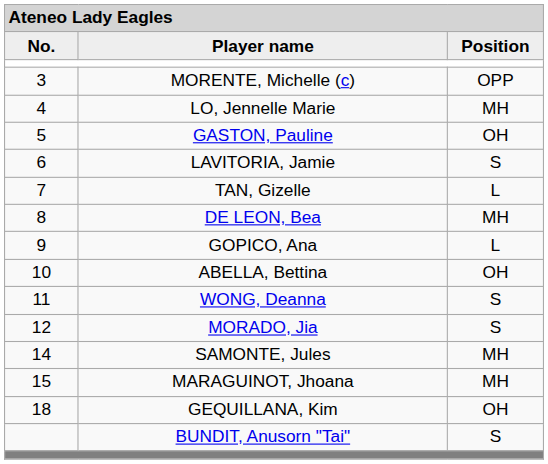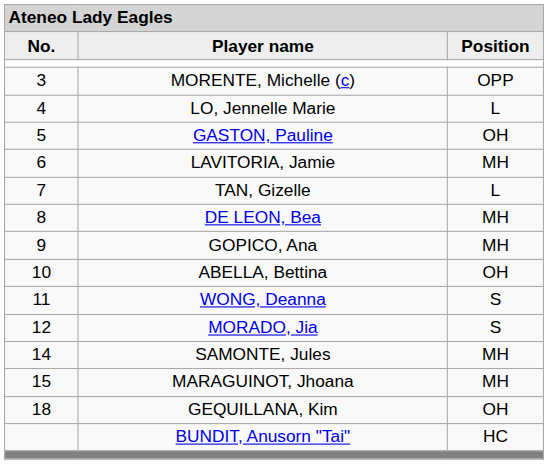(495, 108) MH -> (495, 108) L
(495, 163) S -> (495, 163) MH
(495, 245) L -> (495, 245) MH
(495, 437) S -> (495, 437) HC
